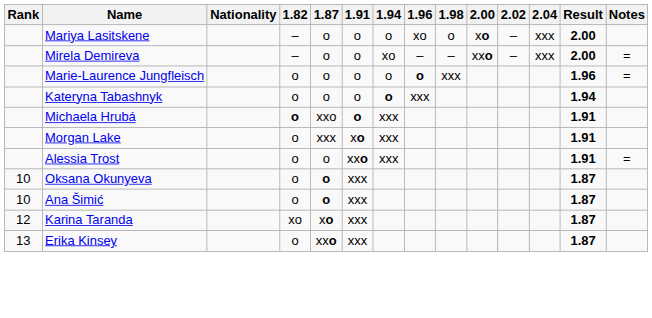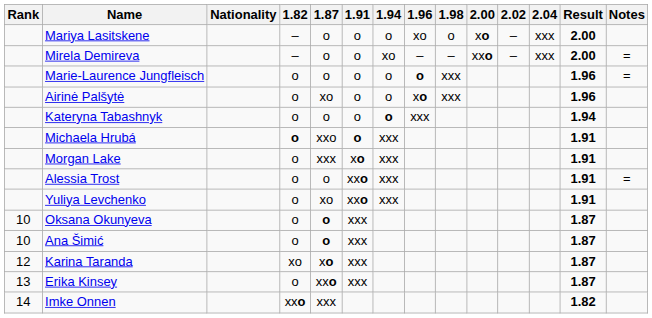+ row: (85, 96)
+ row: (95, 199)
+ row: (80, 302)
